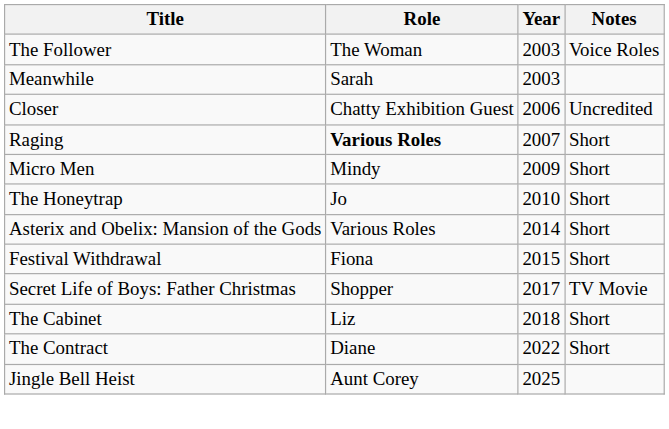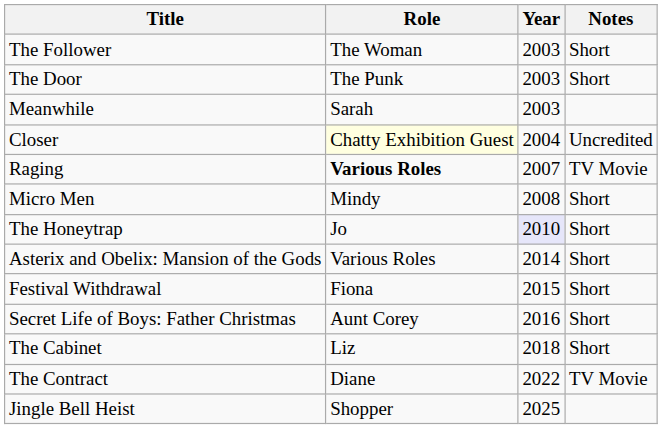(614, 49) Voice Roles -> (589, 49) Short
+ row: (45, 79)
(422, 109) no background -> (422, 139) lightyellow background
(541, 109) 2006 -> (541, 139) 2004
(589, 139) Short -> (608, 169) TV Movie
(541, 169) 2009 -> (541, 199) 2008
(541, 199) no background -> (541, 229) lavender background
(362, 288) Shopper -> (374, 318) Aunt Corey
(541, 288) 2017 -> (541, 318) 2016
(608, 288) TV Movie -> (589, 318) Short
(589, 348) Short -> (608, 378) TV Movie
(374, 378) Aunt Corey -> (362, 408) Shopper
